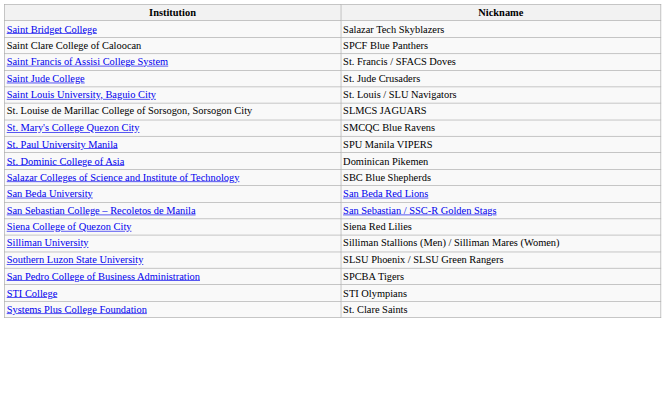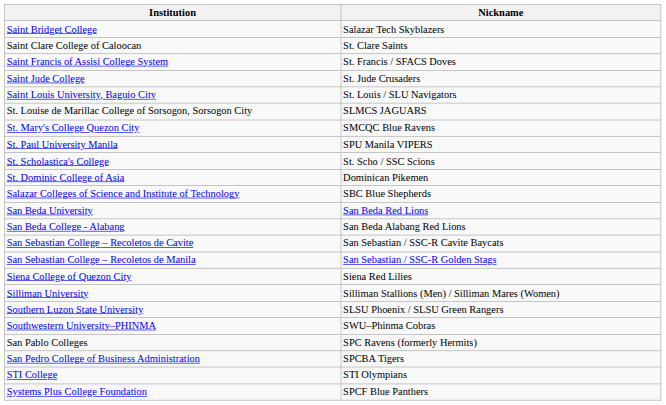(386, 45) SPCF Blue Panthers -> (375, 45) St. Clare Saints
+ row: (58, 161)
+ row: (66, 227)
+ row: (100, 243)
+ row: (81, 326)
+ row: (47, 342)
(375, 309) St. Clare Saints -> (386, 392) SPCF Blue Panthers
